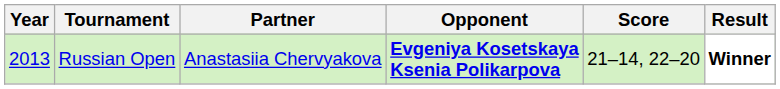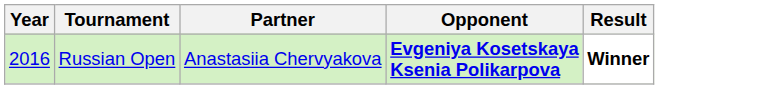- column: (644, 20)
(29, 59) 2013 -> (29, 59) 2016
